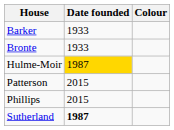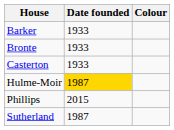+ row: (28, 64)
- row: (27, 82)
(78, 116) bold -> (78, 116) normal
